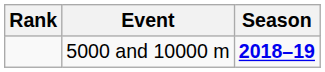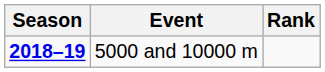columns swapped: (277, 21) <-> (33, 21)
